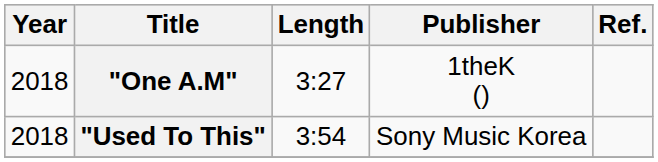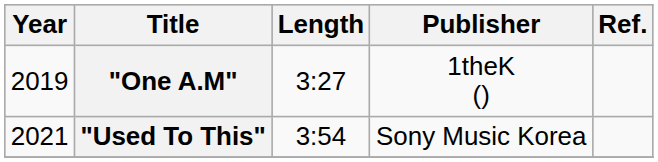(40, 80) 2018 -> (40, 80) 2019
(40, 136) 2018 -> (40, 136) 2021
